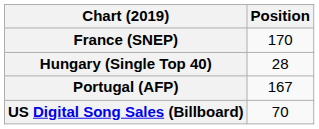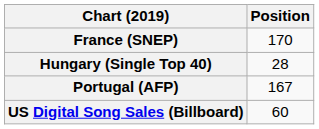(280, 111) 70 -> (280, 111) 60
